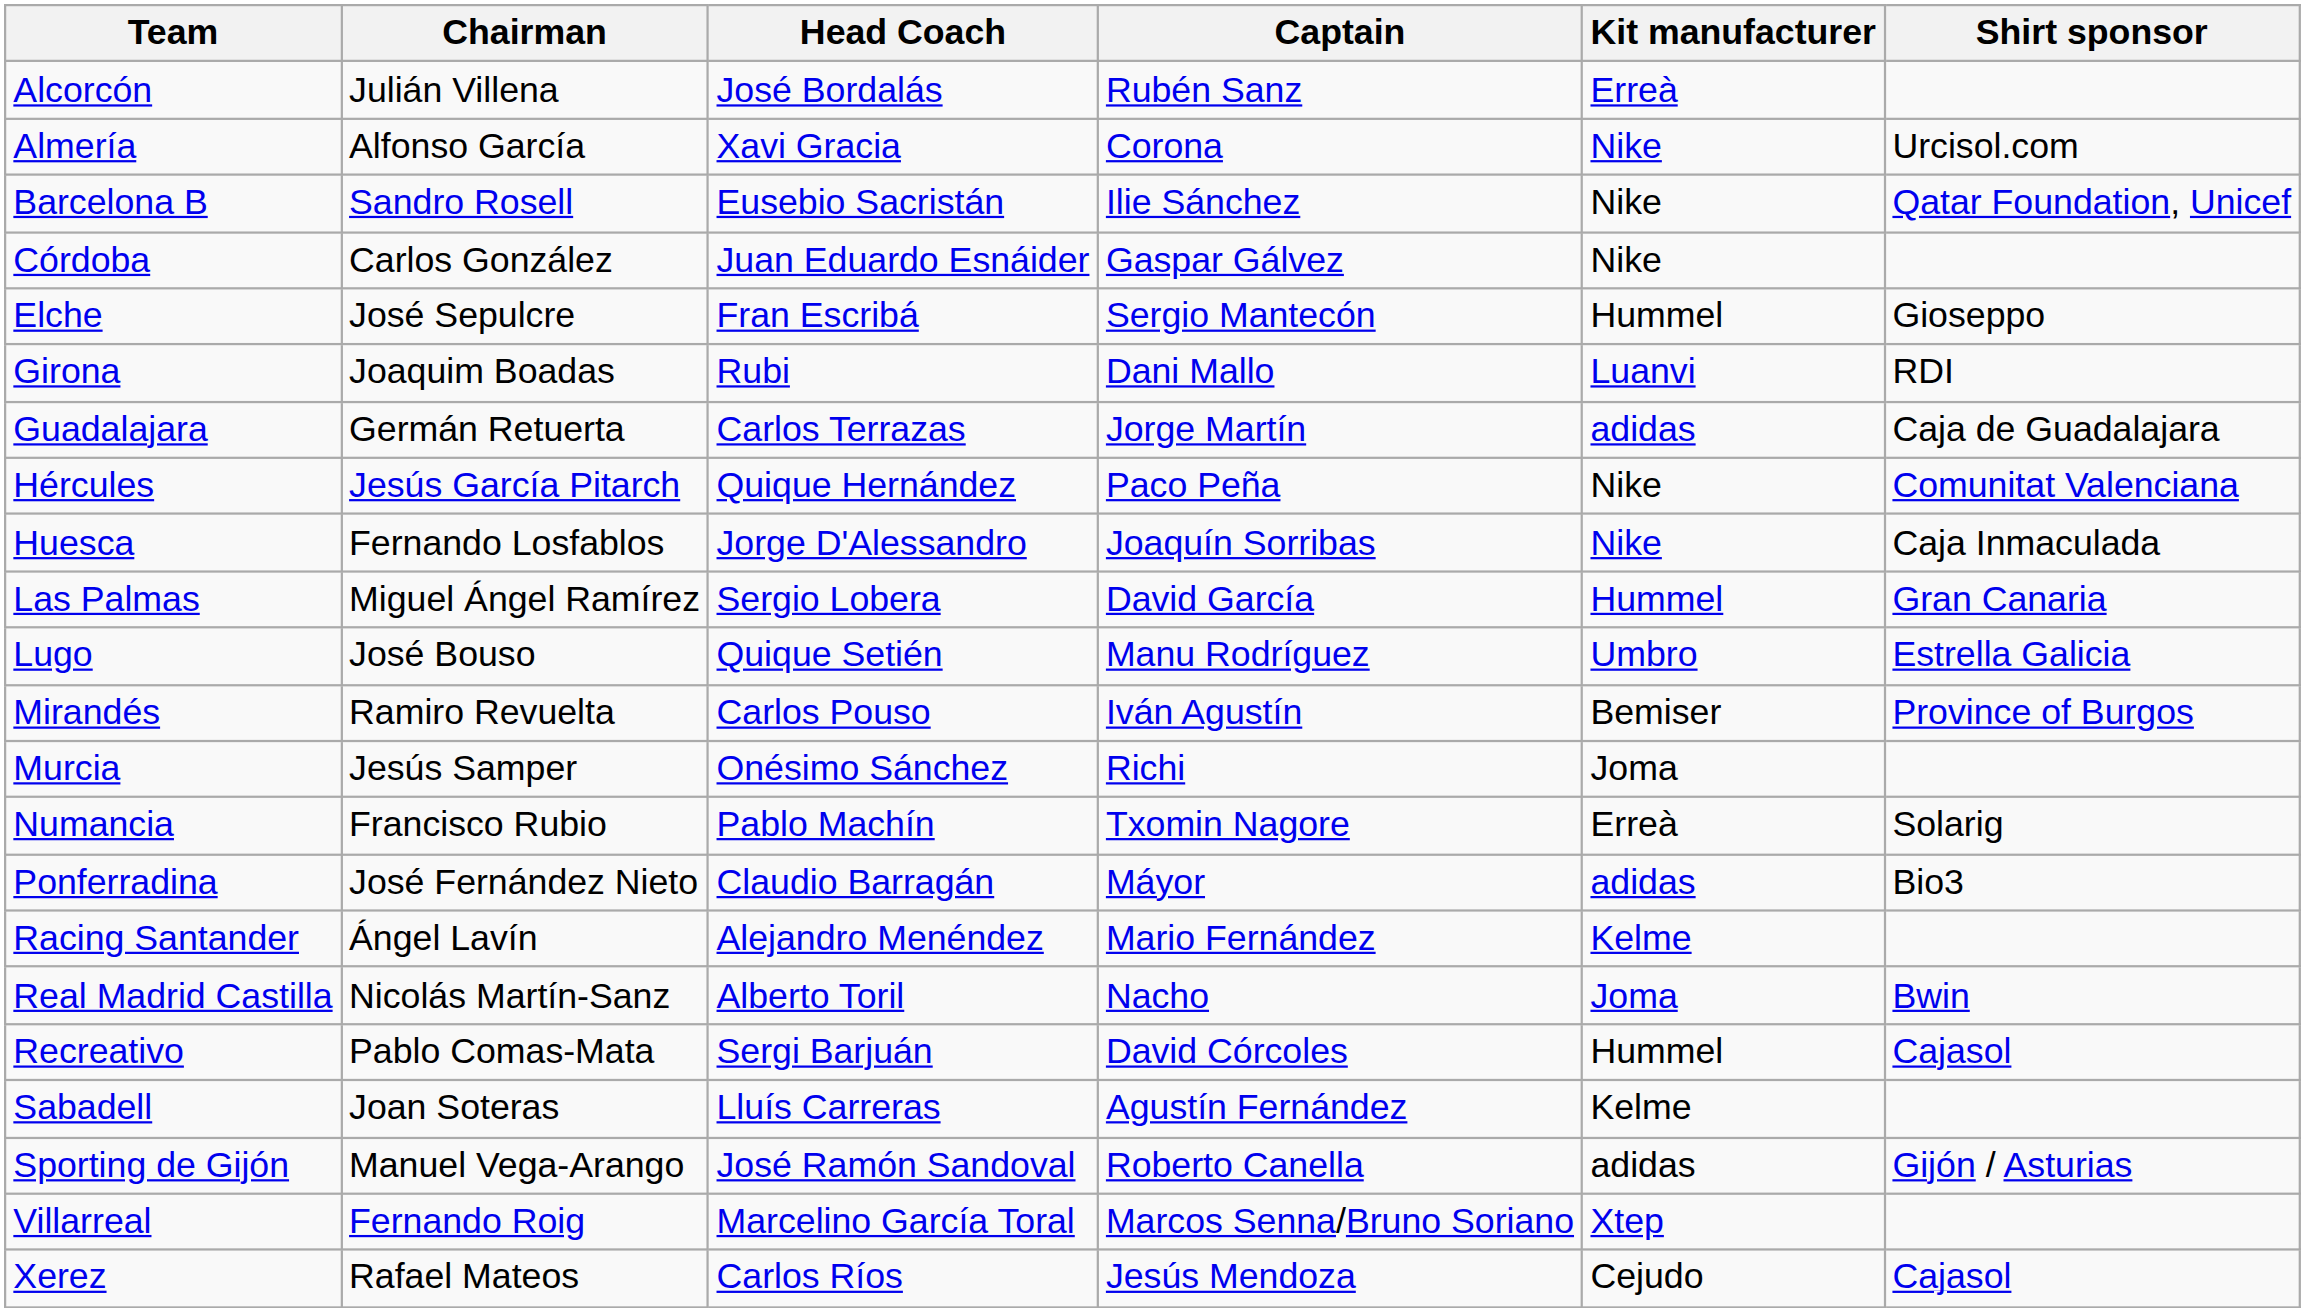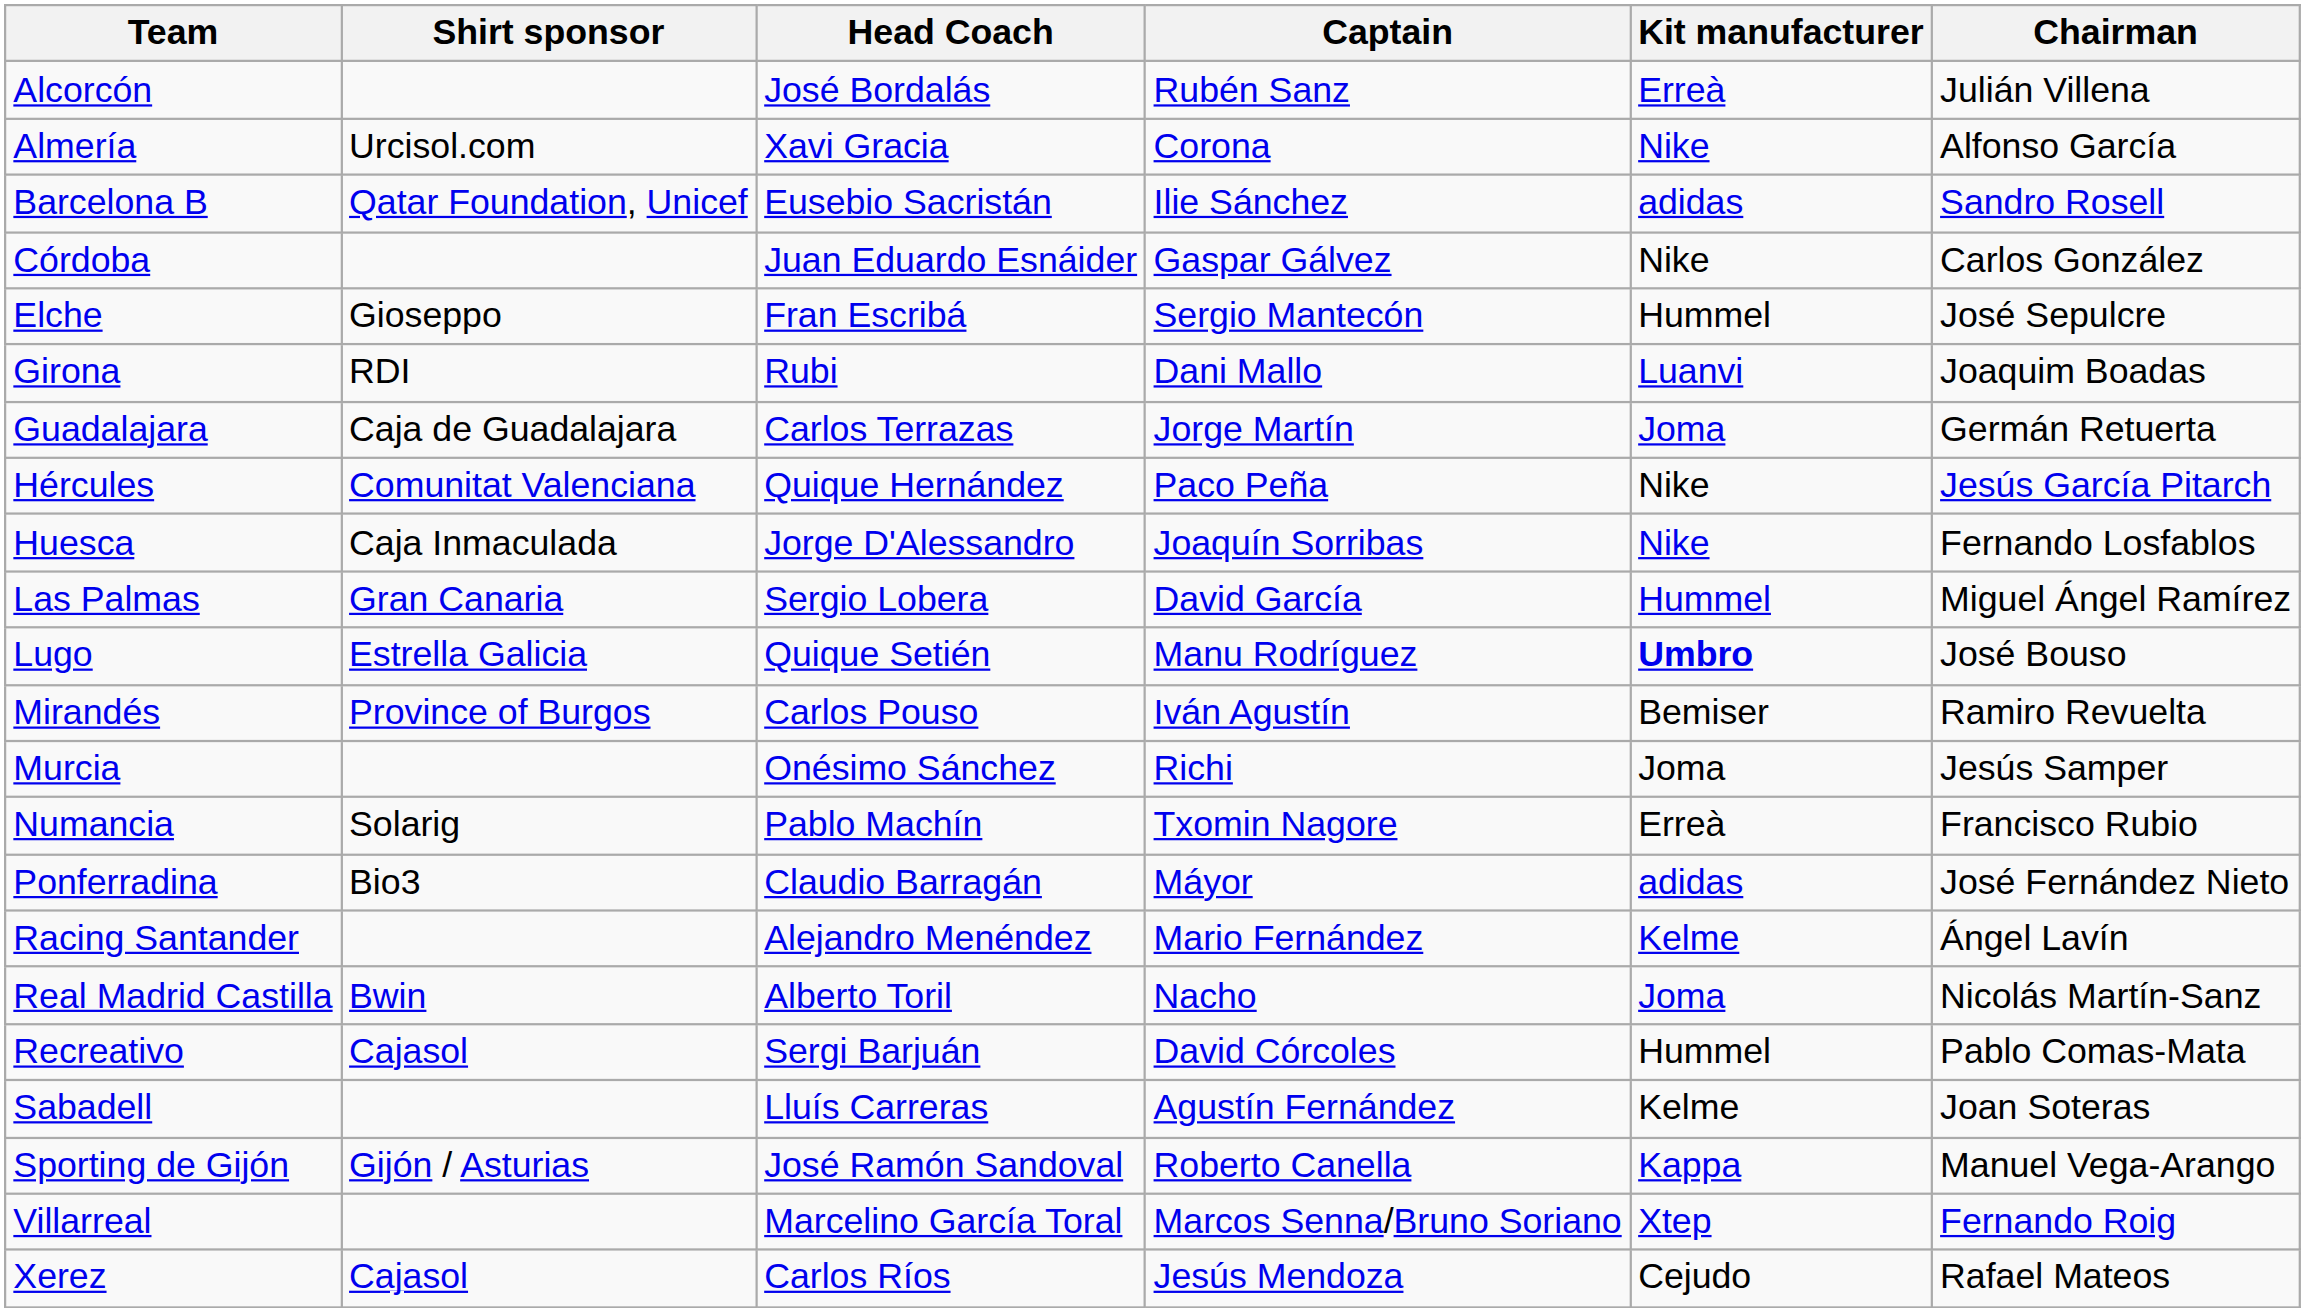columns swapped: (525, 32) <-> (2092, 32)
(1626, 202) Nike -> (1691, 202) adidas
(1643, 428) adidas -> (1682, 428) Joma
(1644, 655) normal -> (1696, 655) bold
(1643, 1164) adidas -> (1690, 1164) Kappa
